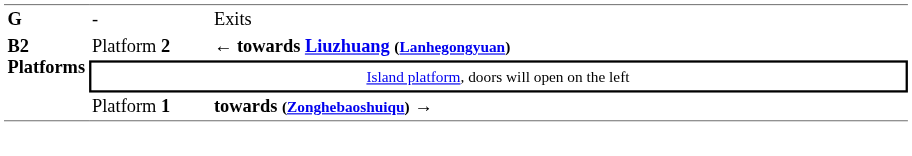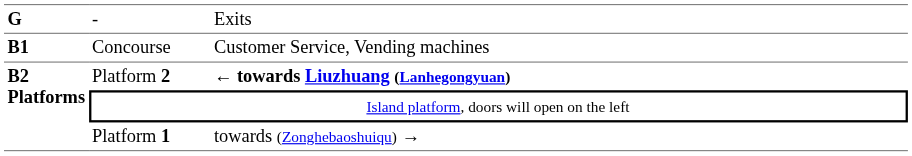+ row: (131, 47)
(323, 106) bold -> (317, 136) normal
